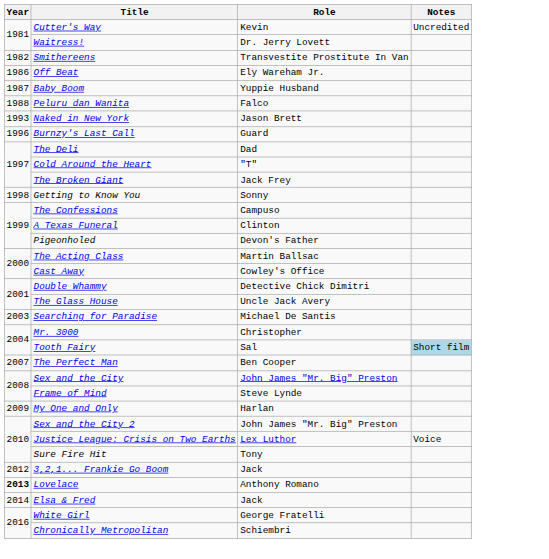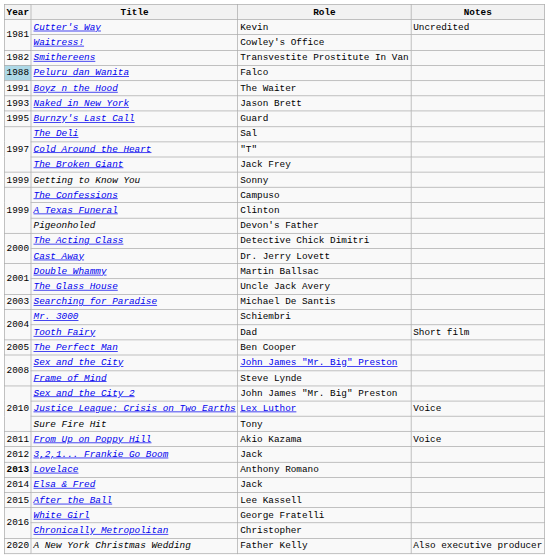(285, 42) Dr. Jerry Lovett -> (282, 42) Cowley's Office
- row: (56, 73)
- row: (59, 88)
(18, 104) no background -> (18, 73) lightblue background
+ row: (76, 88)
(18, 134) 1996 -> (18, 119) 1995
(249, 149) Dad -> (249, 134) Sal
(18, 195) 1998 -> (18, 180) 1999
(280, 256) Martin Ballsac -> (305, 241) Detective Chick Dimitri
(282, 271) Cowley's Office -> (285, 256) Dr. Jerry Lovett
(305, 287) Detective Chick Dimitri -> (280, 271) Martin Ballsac
(271, 332) Christopher -> (265, 317) Schiembri
(249, 348) Sal -> (249, 332) Dad
(441, 348) lightblue background -> (441, 332) no background
(18, 363) 2007 -> (18, 348) 2005
- row: (76, 409)
+ row: (92, 439)
+ row: (73, 500)
(265, 531) Schiembri -> (271, 531) Christopher
+ row: (112, 546)
